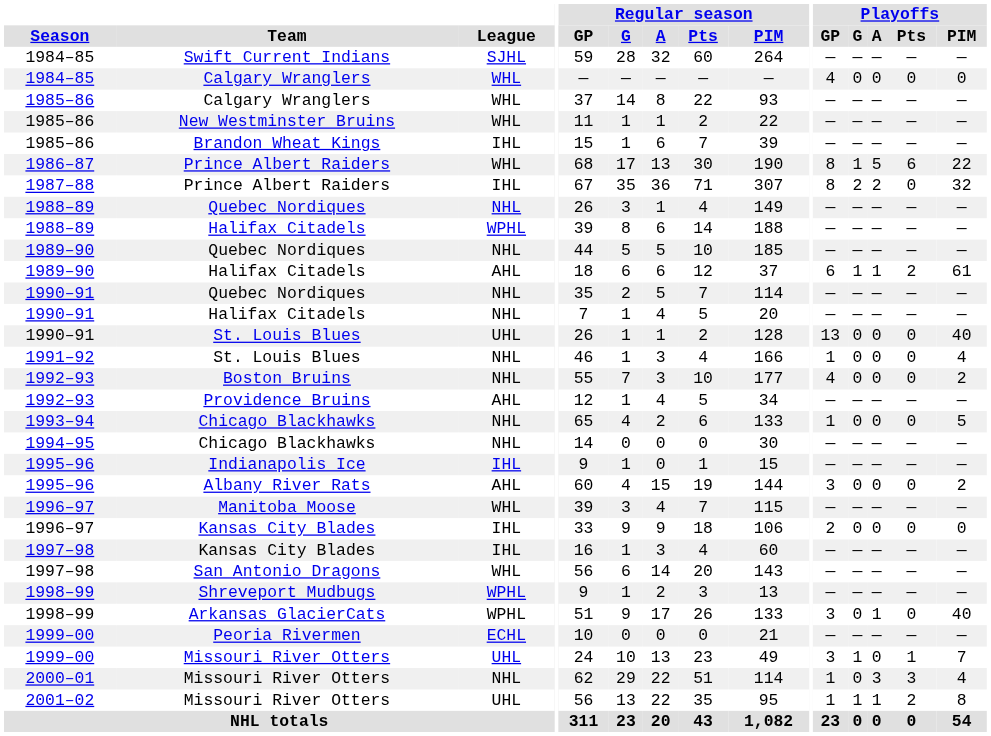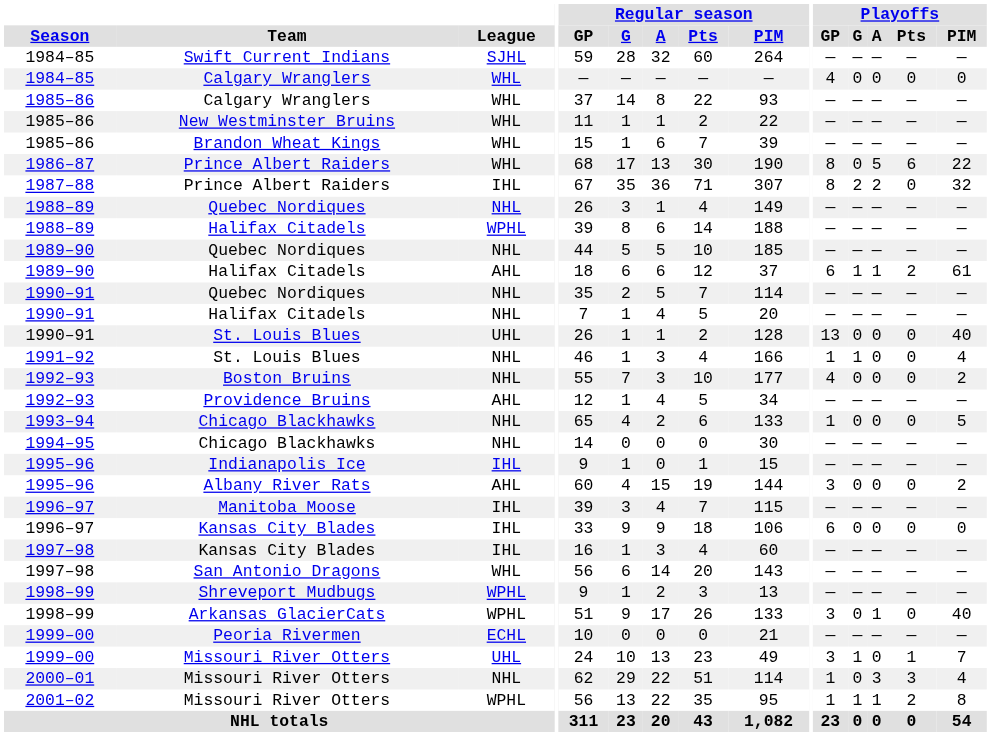(506, 143) IHL -> (506, 143) WHL
(857, 165) 1 -> (857, 165) 0
(857, 357) 0 -> (857, 357) 1
(506, 507) WHL -> (506, 507) IHL
(830, 529) 2 -> (830, 529) 6
(506, 700) UHL -> (506, 700) WPHL
